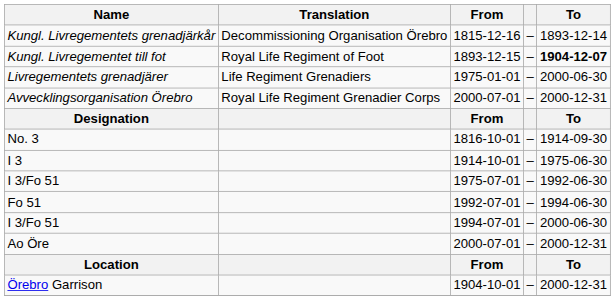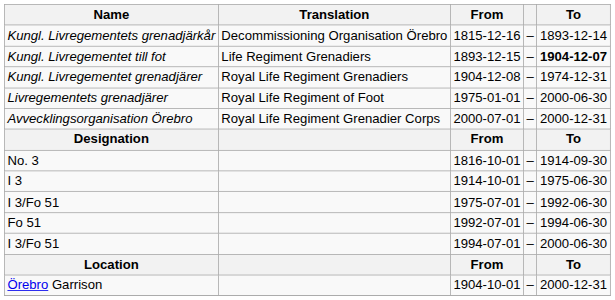(303, 56) Royal Life Regiment of Foot -> (296, 56) Life Regiment Grenadiers
+ row: (105, 77)
(296, 77) Life Regiment Grenadiers -> (303, 98) Royal Life Regiment of Foot
- row: (28, 243)
